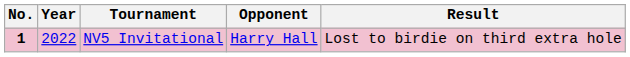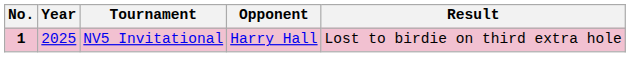(59, 40) 2022 -> (59, 40) 2025
